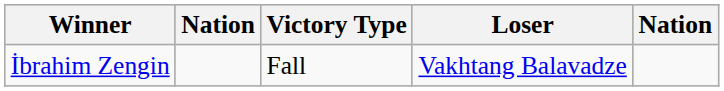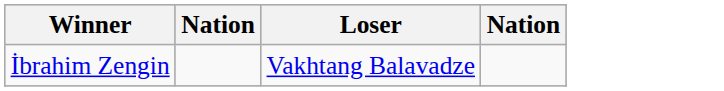- column: (337, 24)
